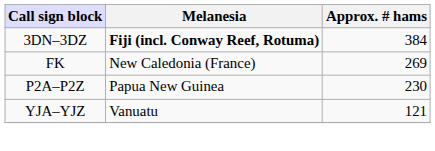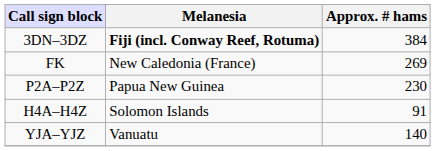+ row: (55, 110)
(416, 110) 121 -> (416, 134) 140
